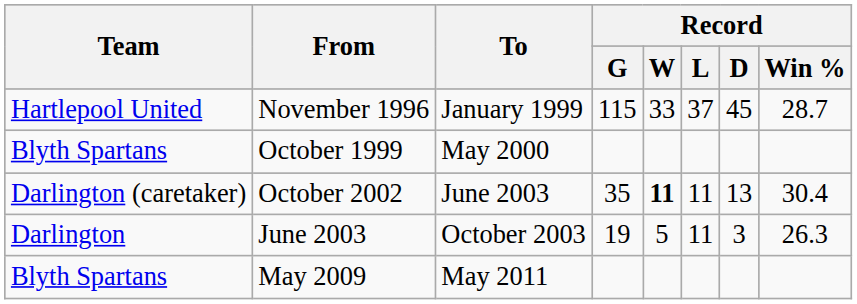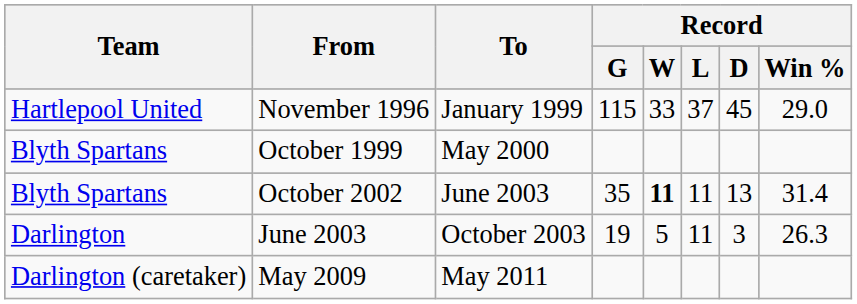(805, 109) 28.7 -> (805, 109) 29.0
(129, 192) Darlington (caretaker) -> (89, 192) Blyth Spartans
(805, 192) 30.4 -> (805, 192) 31.4
(89, 276) Blyth Spartans -> (129, 276) Darlington (caretaker)
